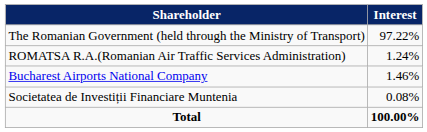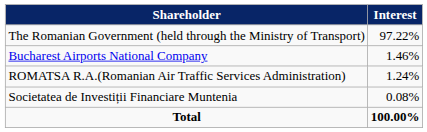rows swapped: (108, 76) <-> (177, 55)
